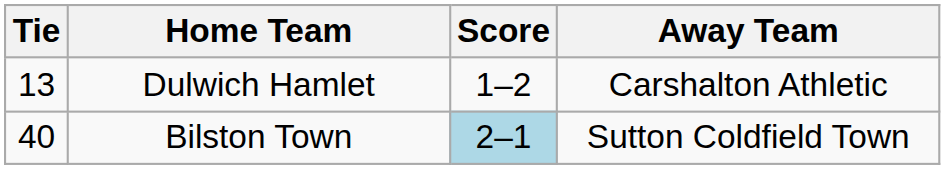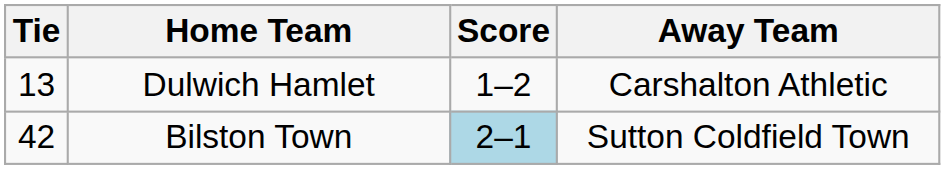(37, 137) 40 -> (37, 137) 42
